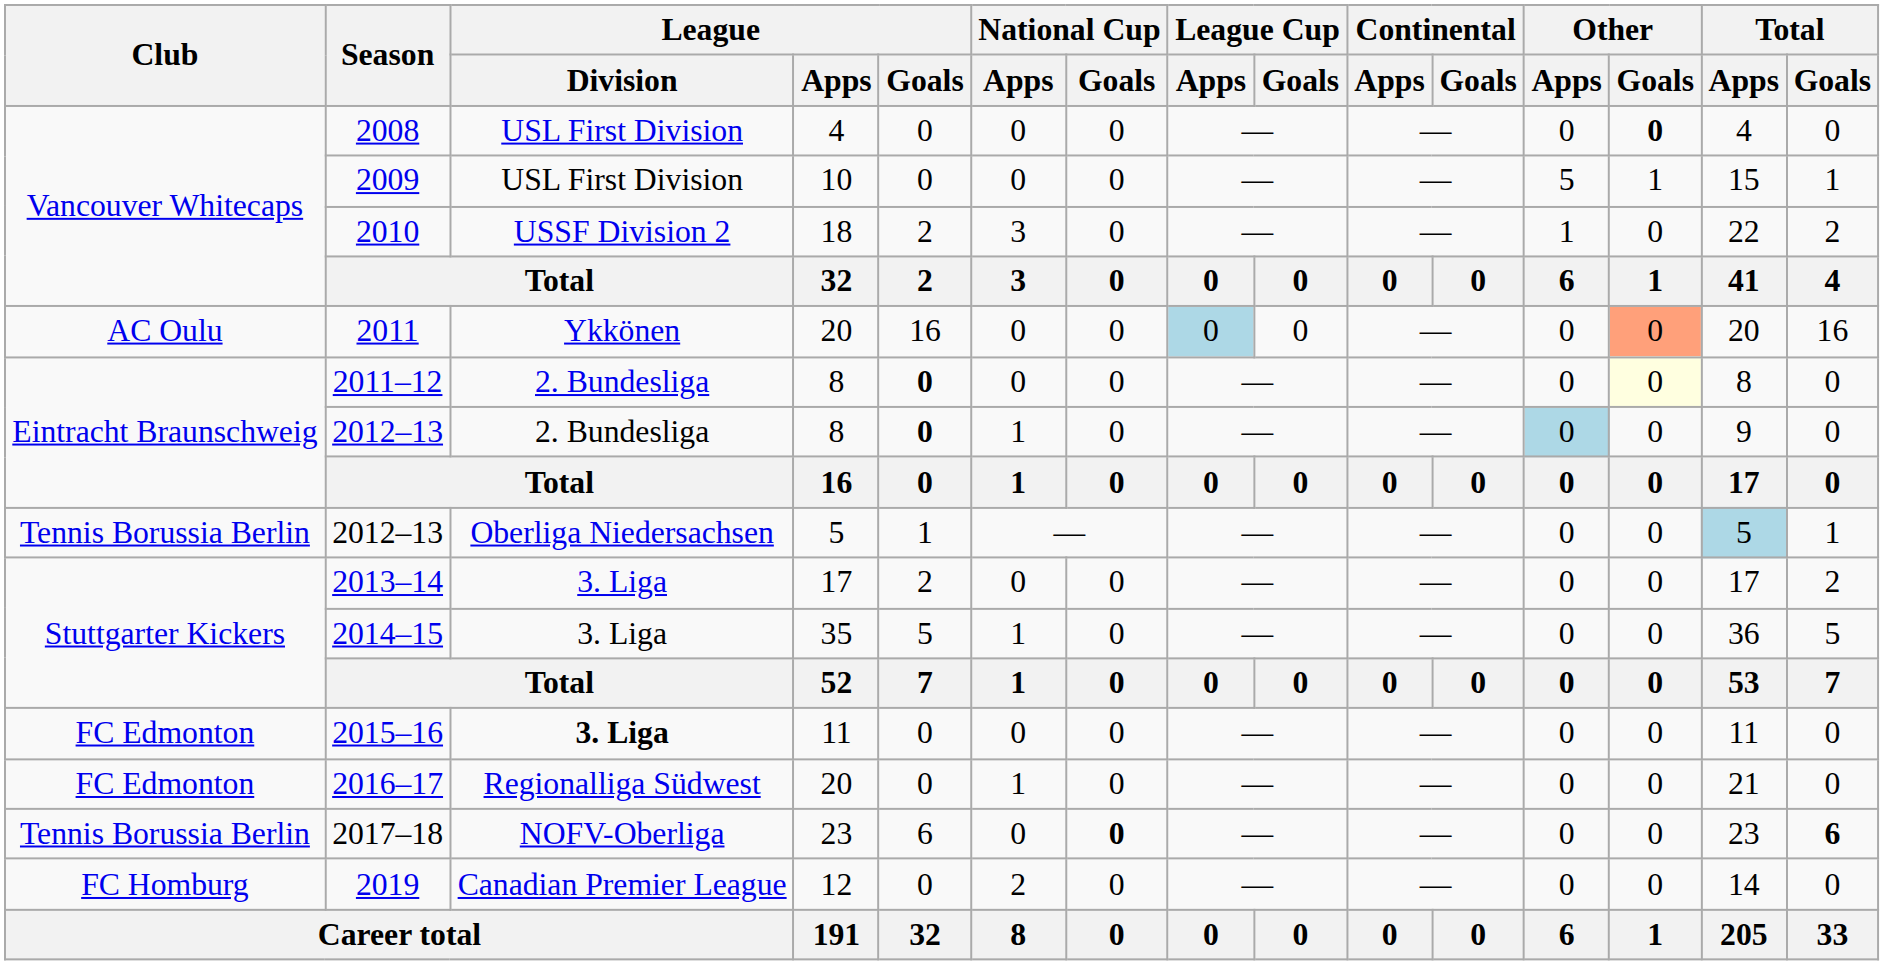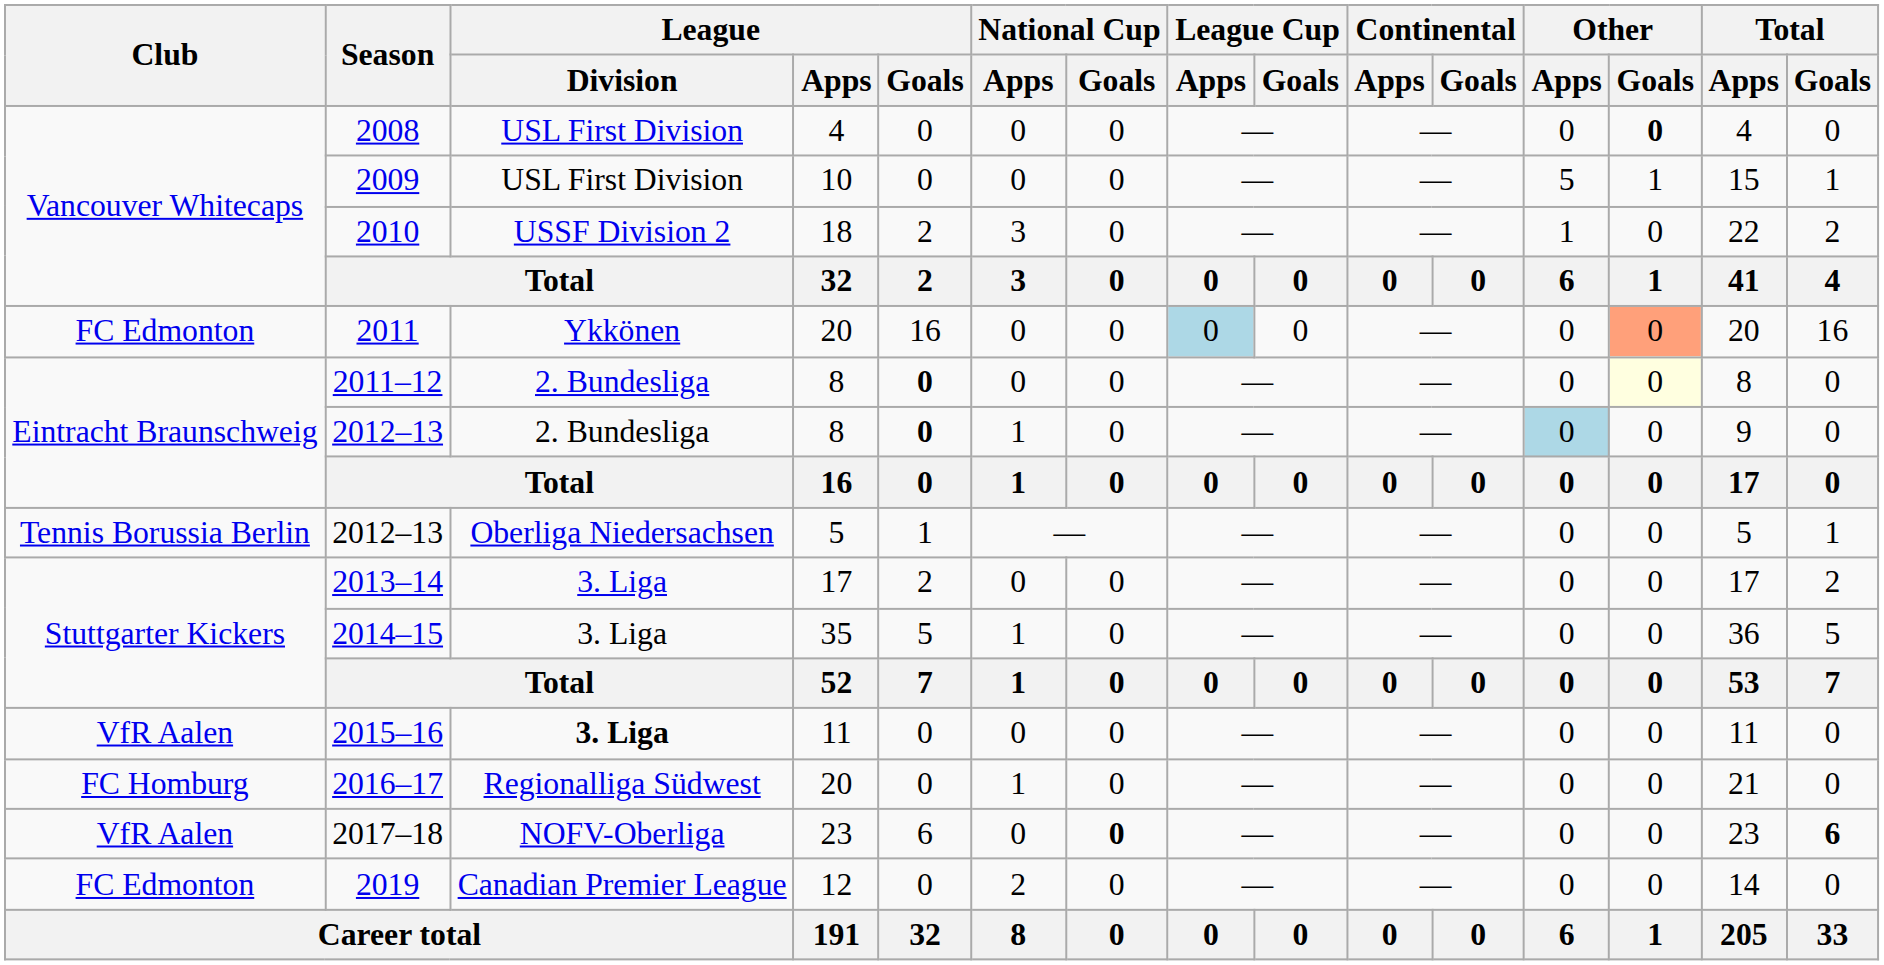(165, 331) AC Oulu -> (165, 331) FC Edmonton
(1744, 532) lightblue background -> (1744, 532) no background
(165, 733) FC Edmonton -> (165, 733) VfR Aalen
(165, 783) FC Edmonton -> (165, 783) FC Homburg
(165, 833) Tennis Borussia Berlin -> (165, 833) VfR Aalen
(165, 883) FC Homburg -> (165, 883) FC Edmonton
